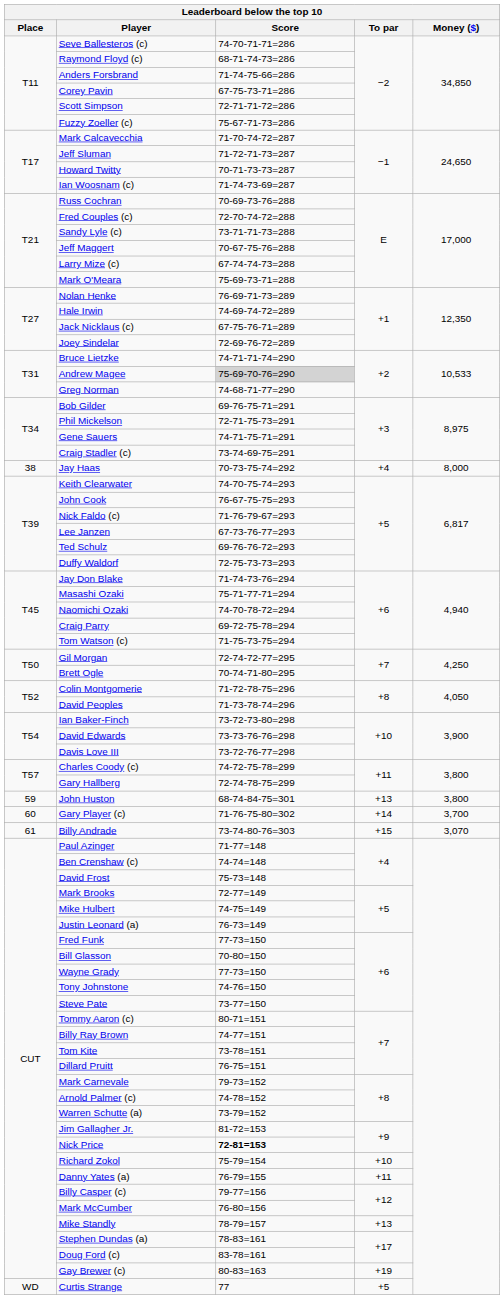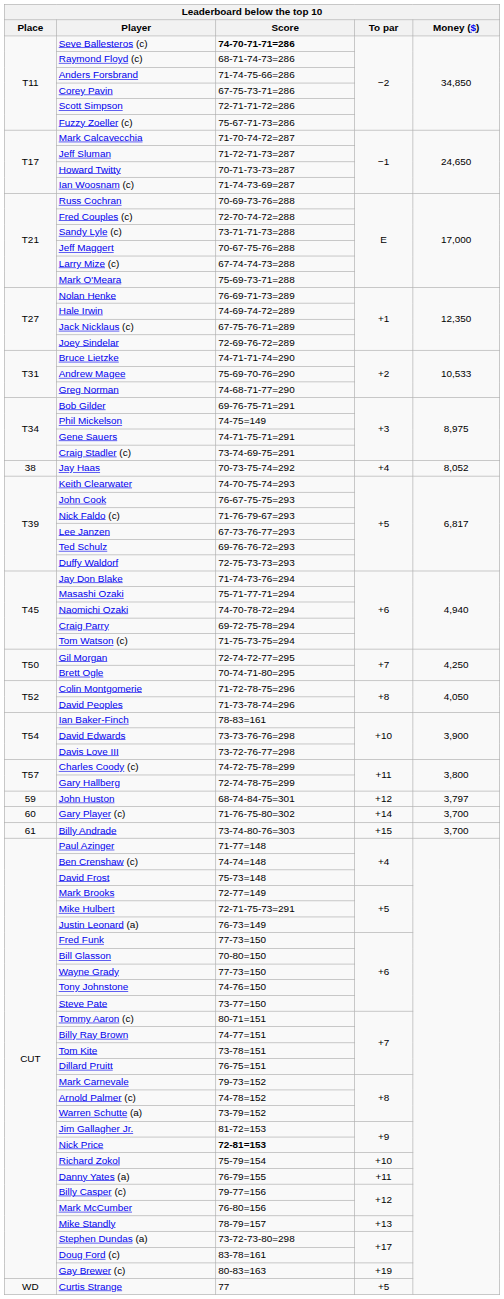(256, 43) normal -> (256, 43) bold
(256, 374) lightgrey background -> (256, 374) no background
(256, 421) 72-71-75-73=291 -> (242, 421) 74-75=149
(456, 468) 8,000 -> (456, 468) 8,052
(256, 720) 73-72-73-80=298 -> (242, 720) 78-83=161
(384, 798) +13 -> (384, 798) +12
(456, 798) 3,800 -> (456, 798) 3,797
(456, 830) 3,070 -> (456, 830) 3,700
(242, 909) 74-75=149 -> (256, 909) 72-71-75-73=291
(242, 1239) 78-83=161 -> (256, 1239) 73-72-73-80=298
